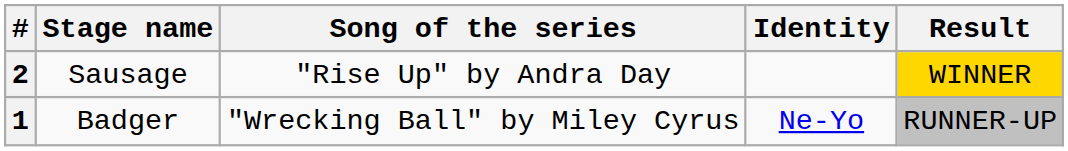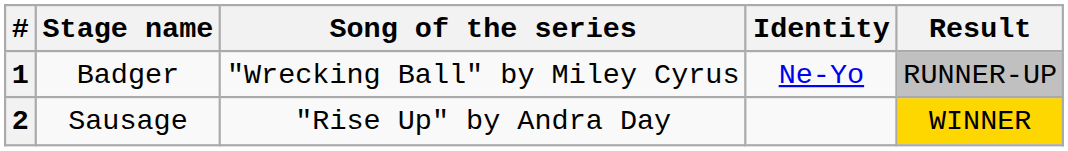rows swapped: (20, 121) <-> (20, 75)
